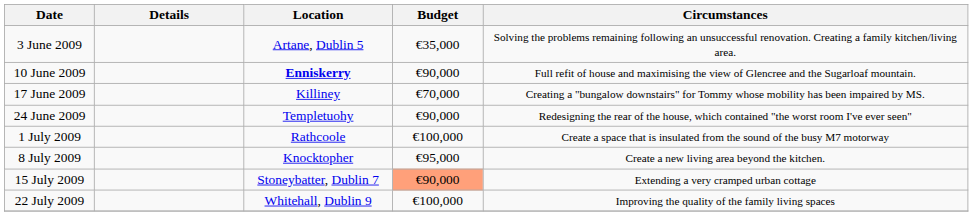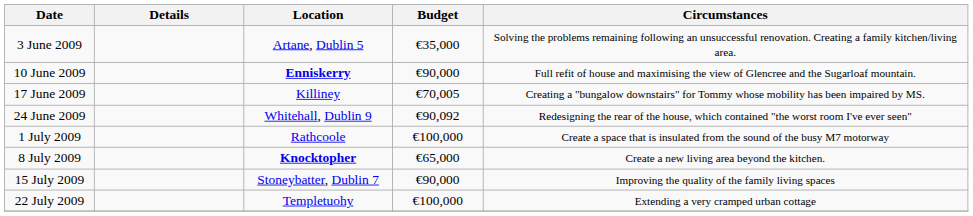(438, 94) €70,000 -> (438, 94) €70,005
(318, 115) Templetuohy -> (318, 115) Whitehall, Dublin 9
(438, 115) €90,000 -> (438, 115) €90,092
(318, 158) normal -> (318, 158) bold
(438, 158) €95,000 -> (438, 158) €65,000
(438, 179) lightsalmon background -> (438, 179) no background
(725, 180) Extending a very cramped urban cottage -> (725, 180) Improving the quality of the family living spaces
(318, 200) Whitehall, Dublin 9 -> (318, 200) Templetuohy
(725, 201) Improving the quality of the family living spaces -> (725, 201) Extending a very cramped urban cottage
